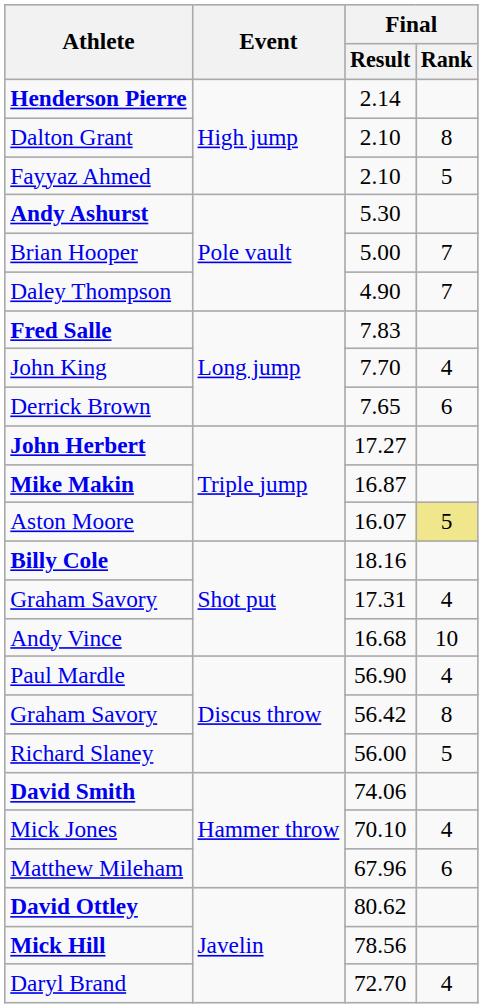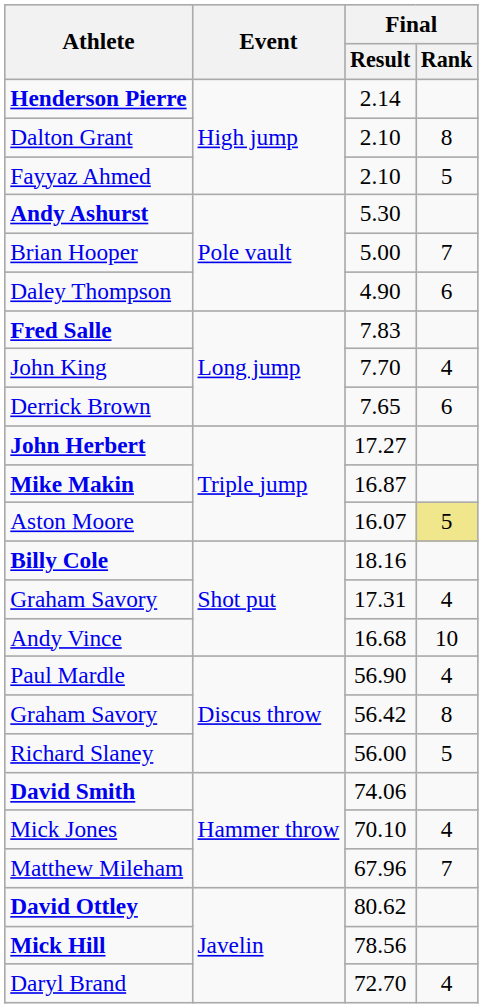(447, 291) 7 -> (447, 291) 6
(447, 868) 6 -> (447, 868) 7
